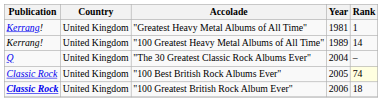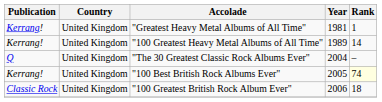(32, 74) Classic Rock -> (25, 74) Kerrang!
(32, 89) bold -> (32, 89) normal
